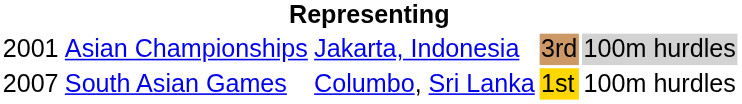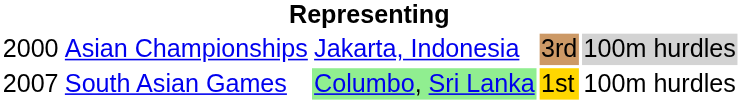(31, 49) 2001 -> (31, 49) 2000
(424, 83) no background -> (424, 83) lightgreen background
